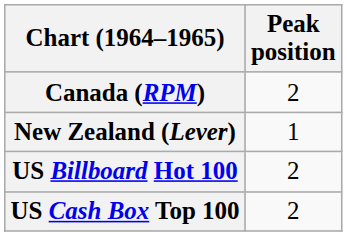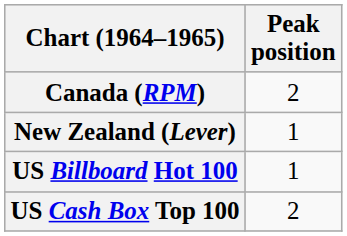(293, 171) 2 -> (293, 171) 1
